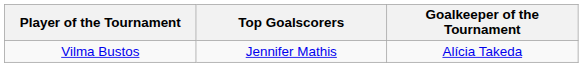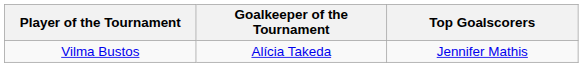columns swapped: (291, 22) <-> (482, 22)
